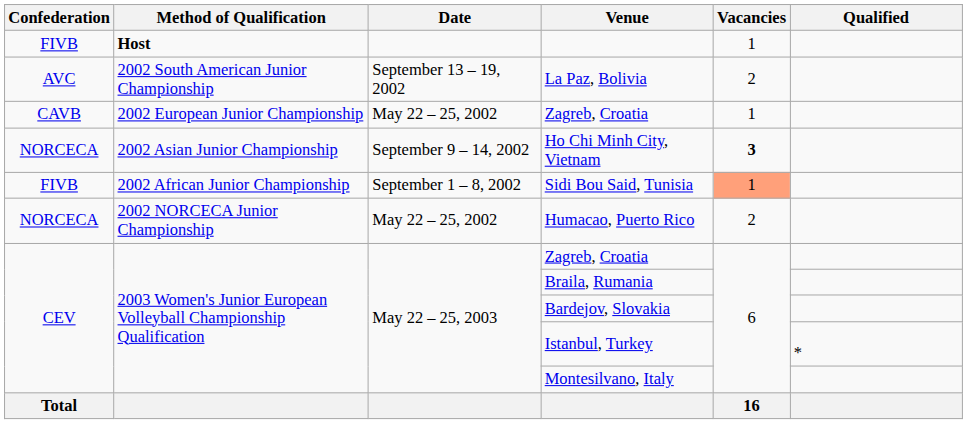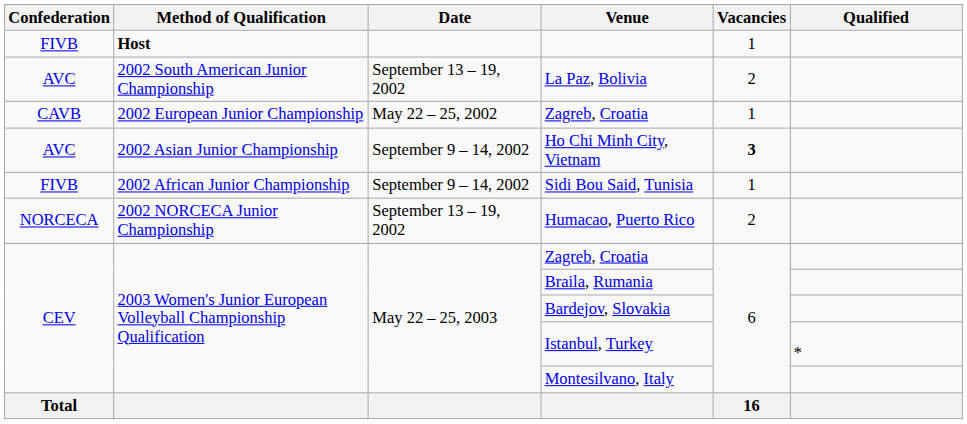(59, 149) NORCECA -> (59, 149) AVC
(447, 185) September 1 – 8, 2002 -> (451, 185) September 9 – 14, 2002
(752, 185) lightsalmon background -> (752, 185) no background
(435, 220) May 22 – 25, 2002 -> (436, 220) September 13 – 19, 2002
